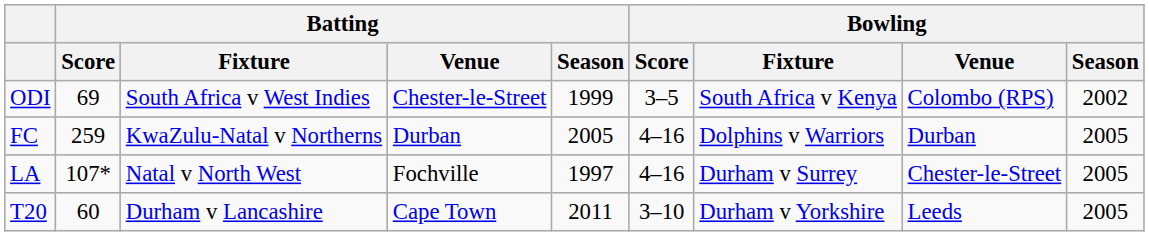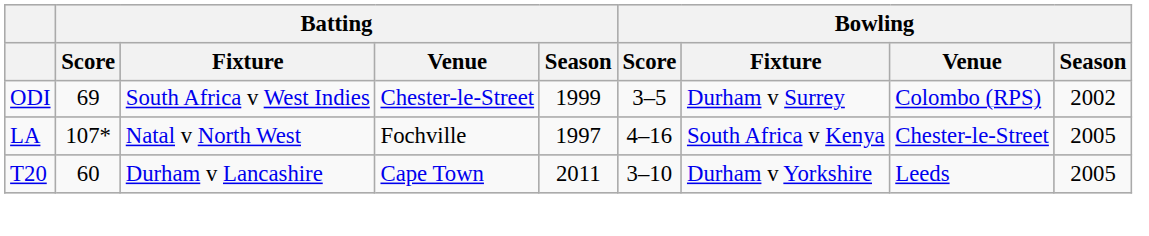(798, 98) South Africa v Kenya -> (766, 98) Durham v Surrey
- row: (24, 136)
(778, 173) Durham v Surrey -> (786, 136) South Africa v Kenya
